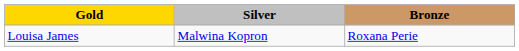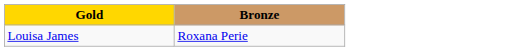- column: (259, 14)
